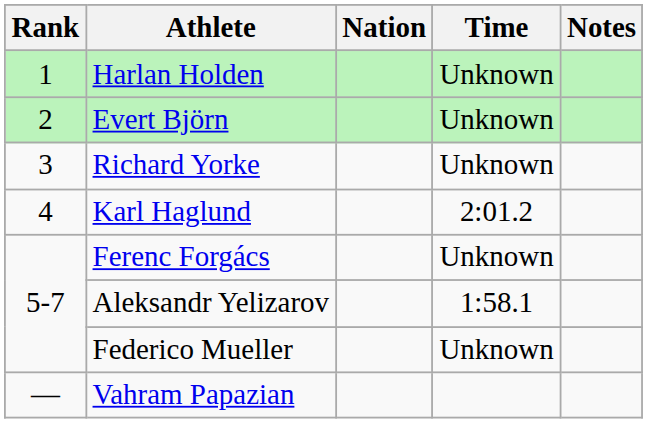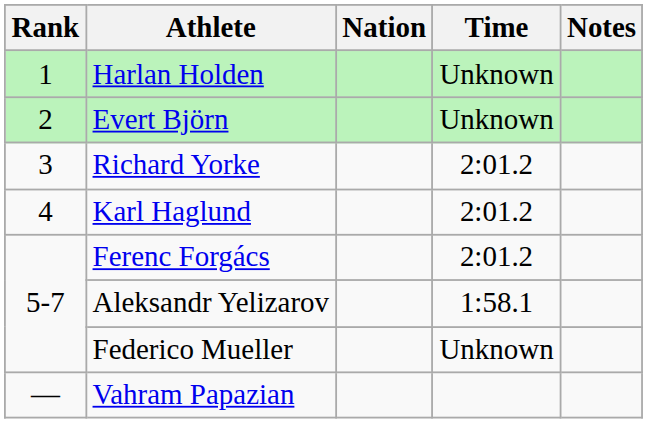(497, 165) Unknown -> (497, 165) 2:01.2
(497, 257) Unknown -> (497, 257) 2:01.2
